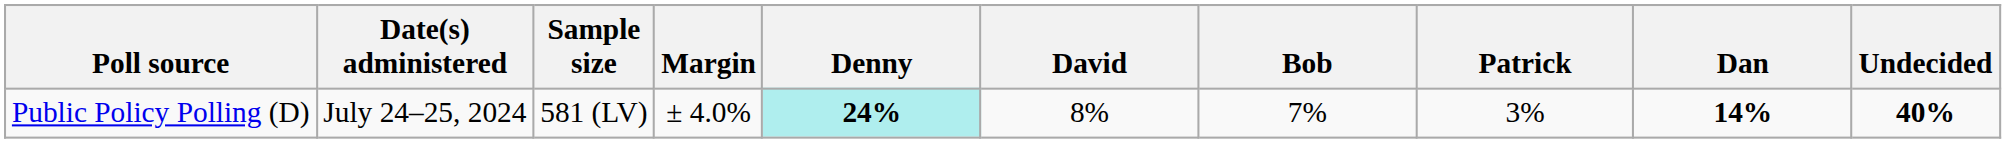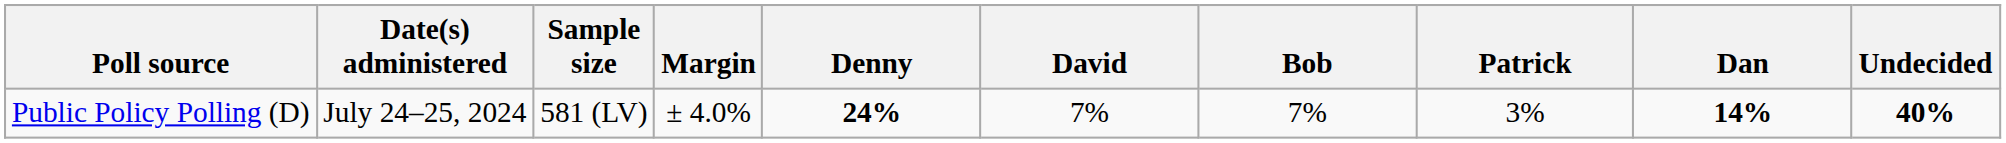(872, 112) paleturquoise background -> (872, 112) no background
(1090, 112) 8% -> (1090, 112) 7%
